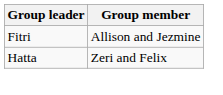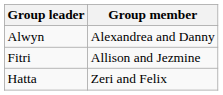+ row: (26, 36)
